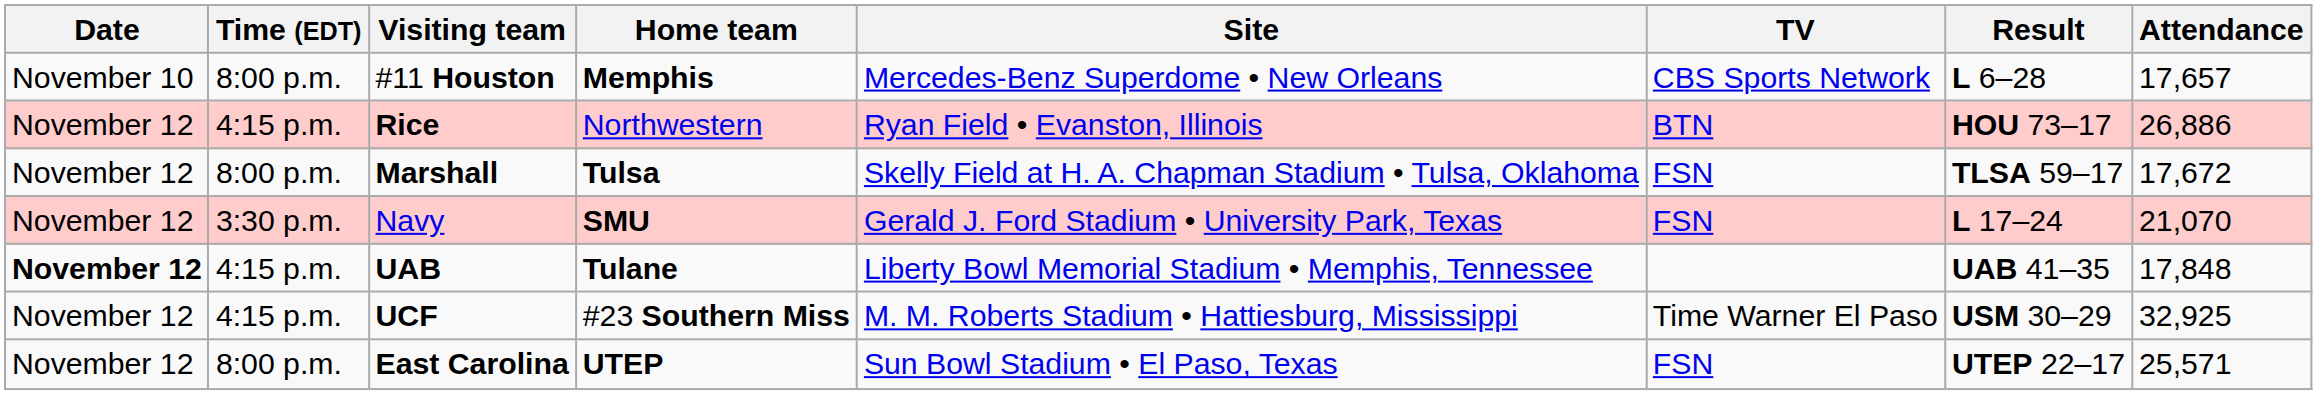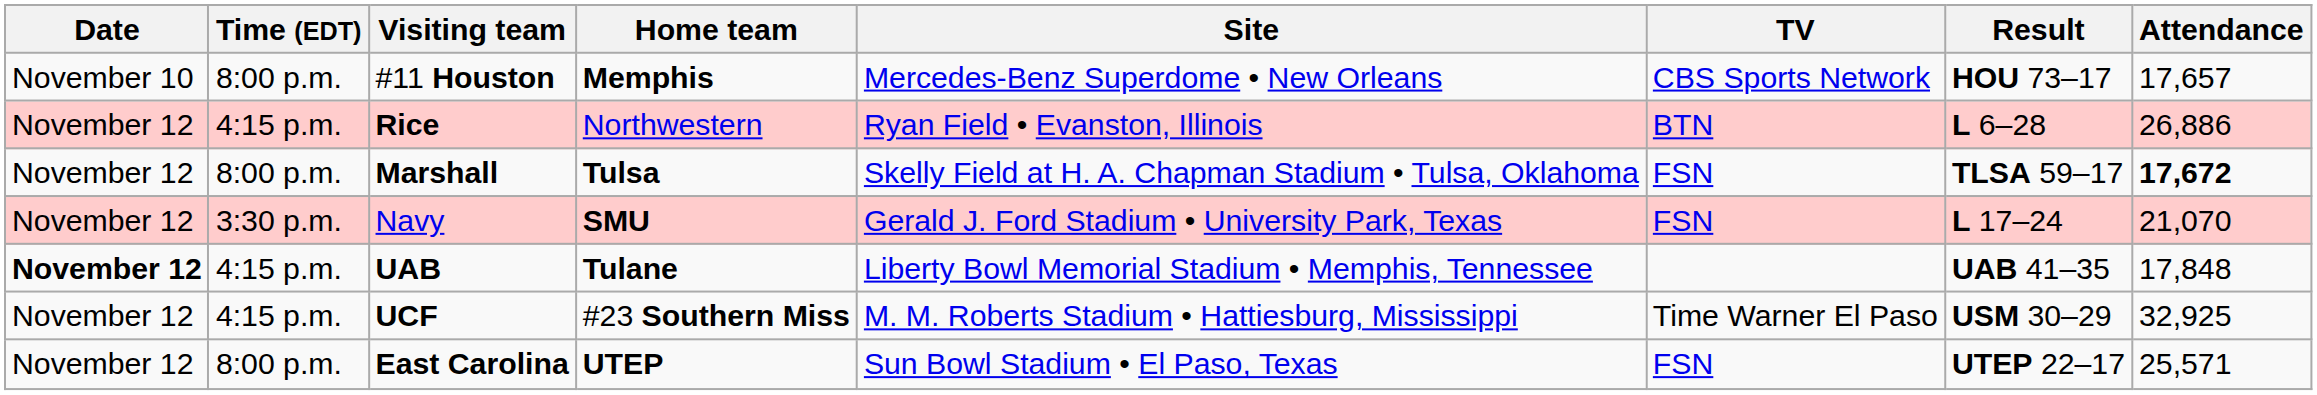(1999, 77) L 6–28 -> (2032, 77) HOU 73–17
(2032, 125) HOU 73–17 -> (1999, 125) L 6–28
(2185, 173) normal -> (2185, 173) bold
